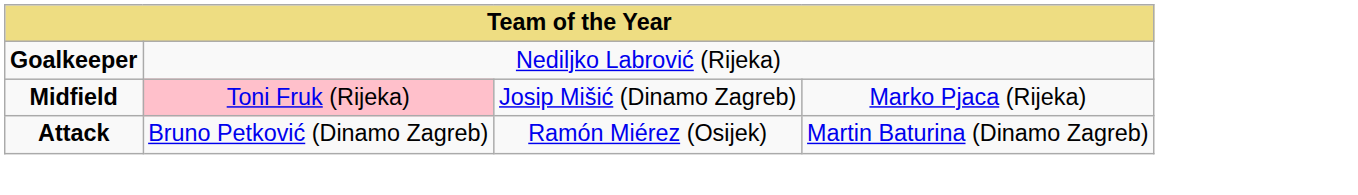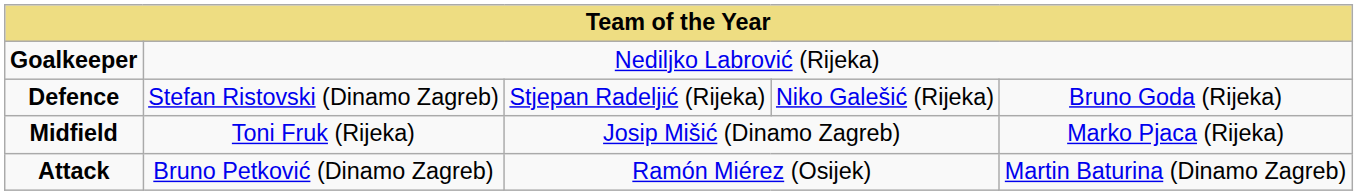+ row: (74, 97)
(318, 97) pink background -> (323, 134) no background
